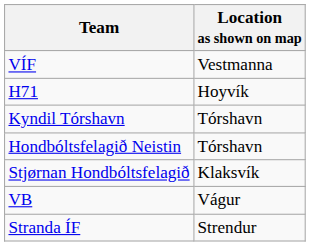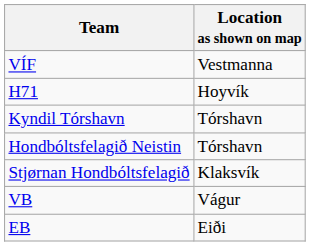- row: (44, 227)
+ row: (19, 227)
